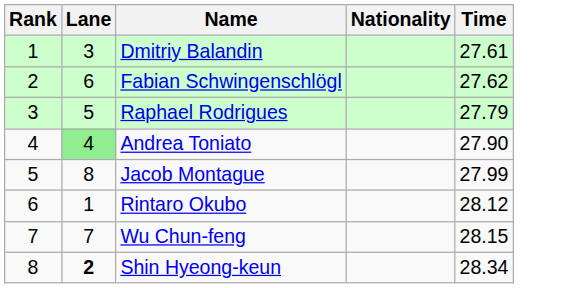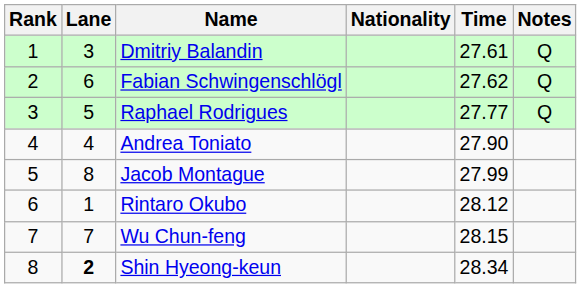+ column: (545, 19)
(484, 112) 27.79 -> (484, 112) 27.77
(89, 143) lightgreen background -> (89, 143) no background
